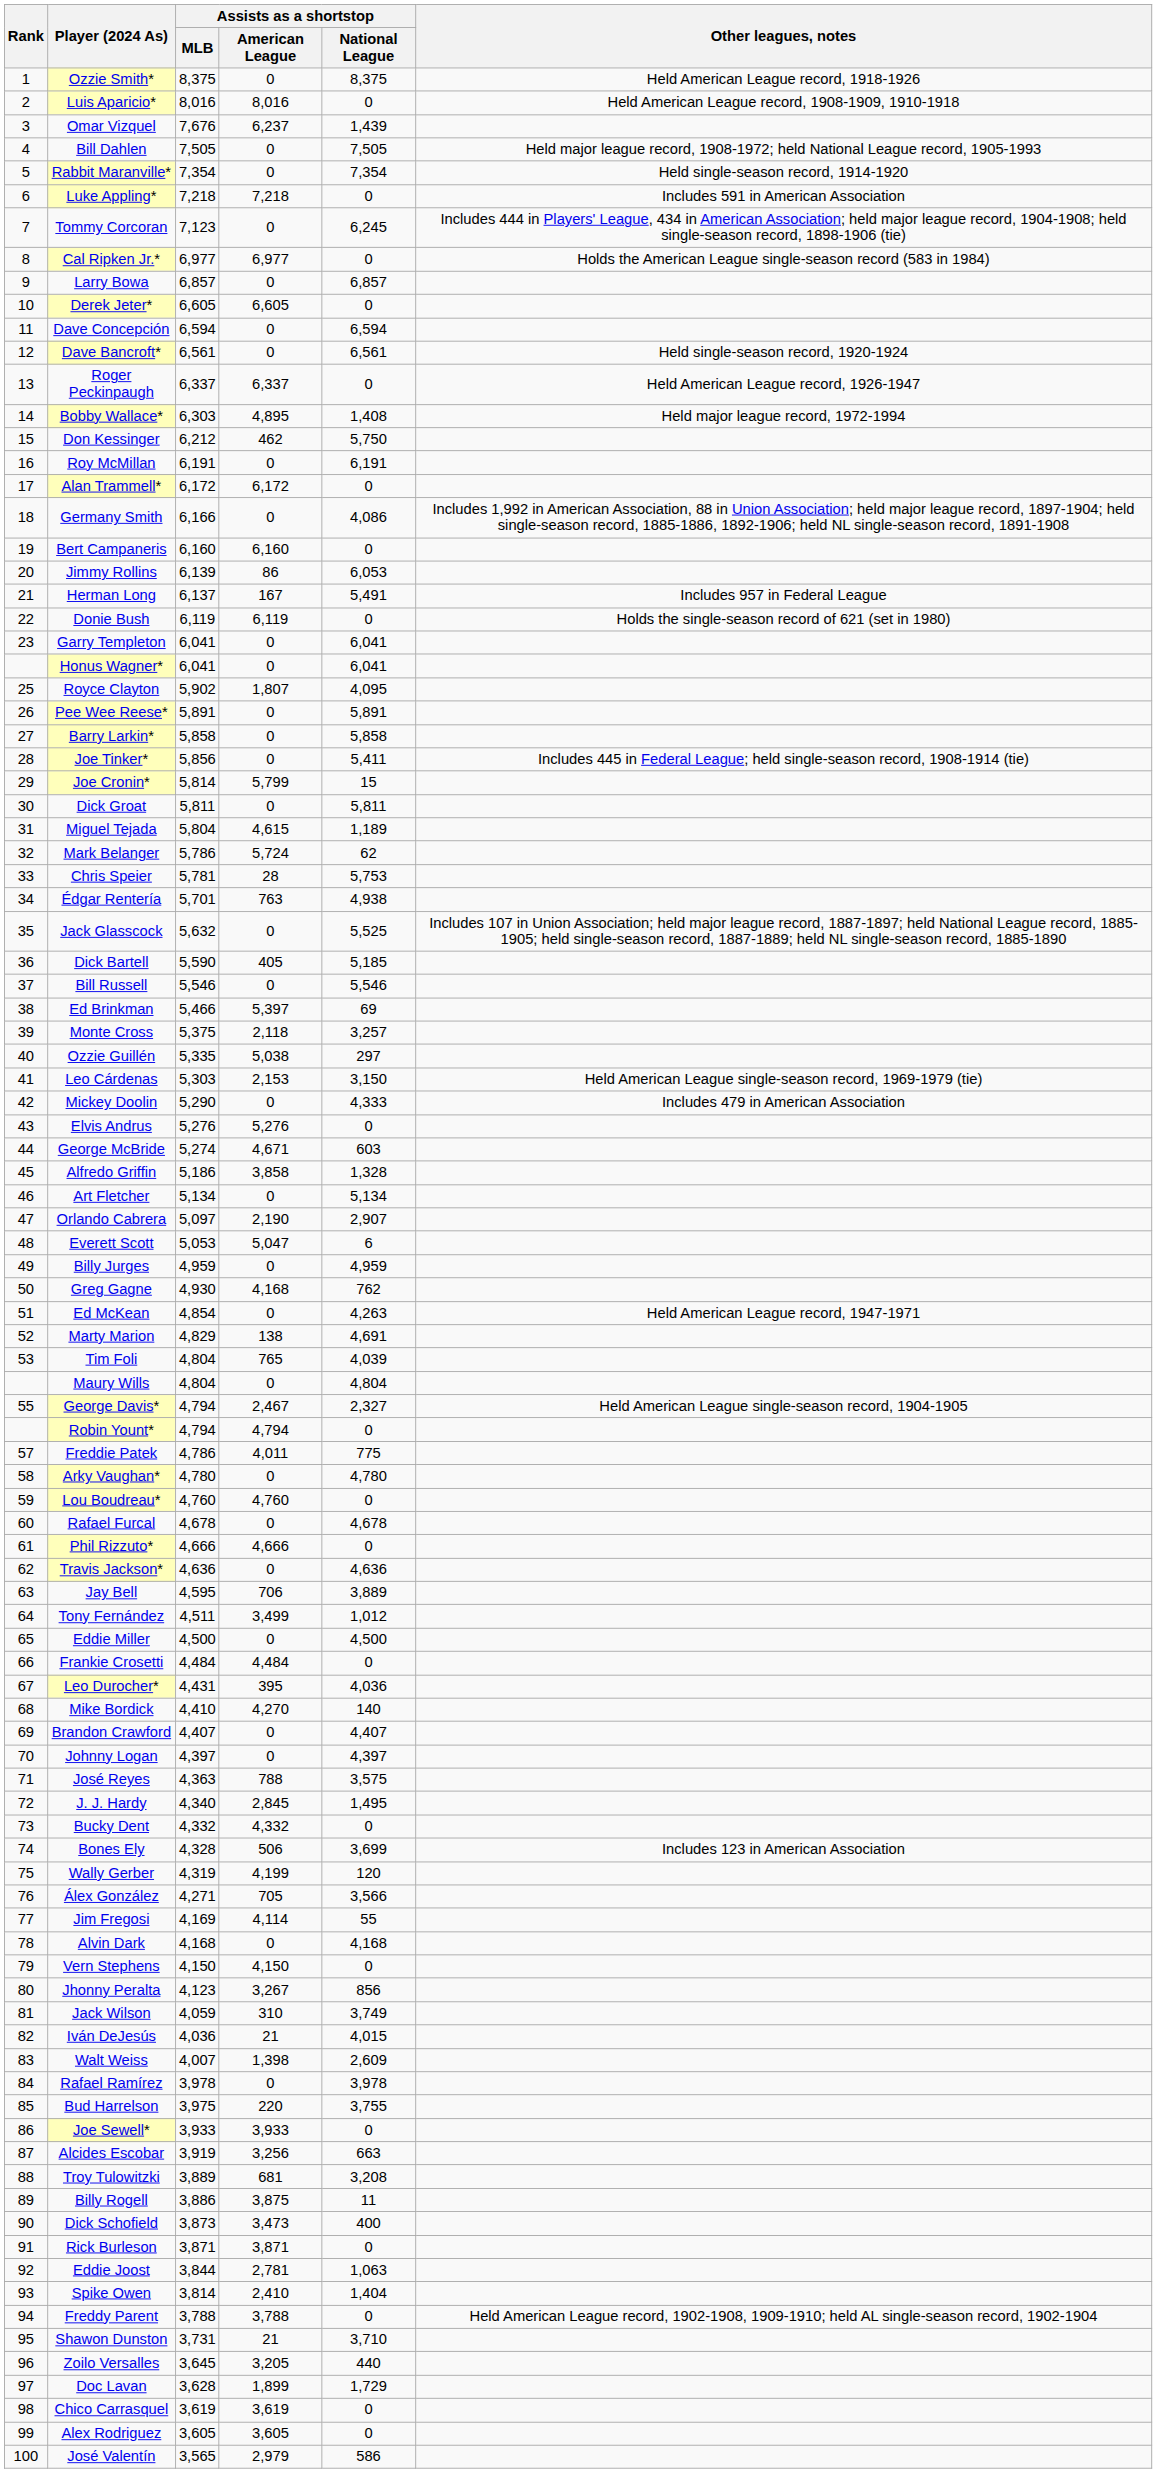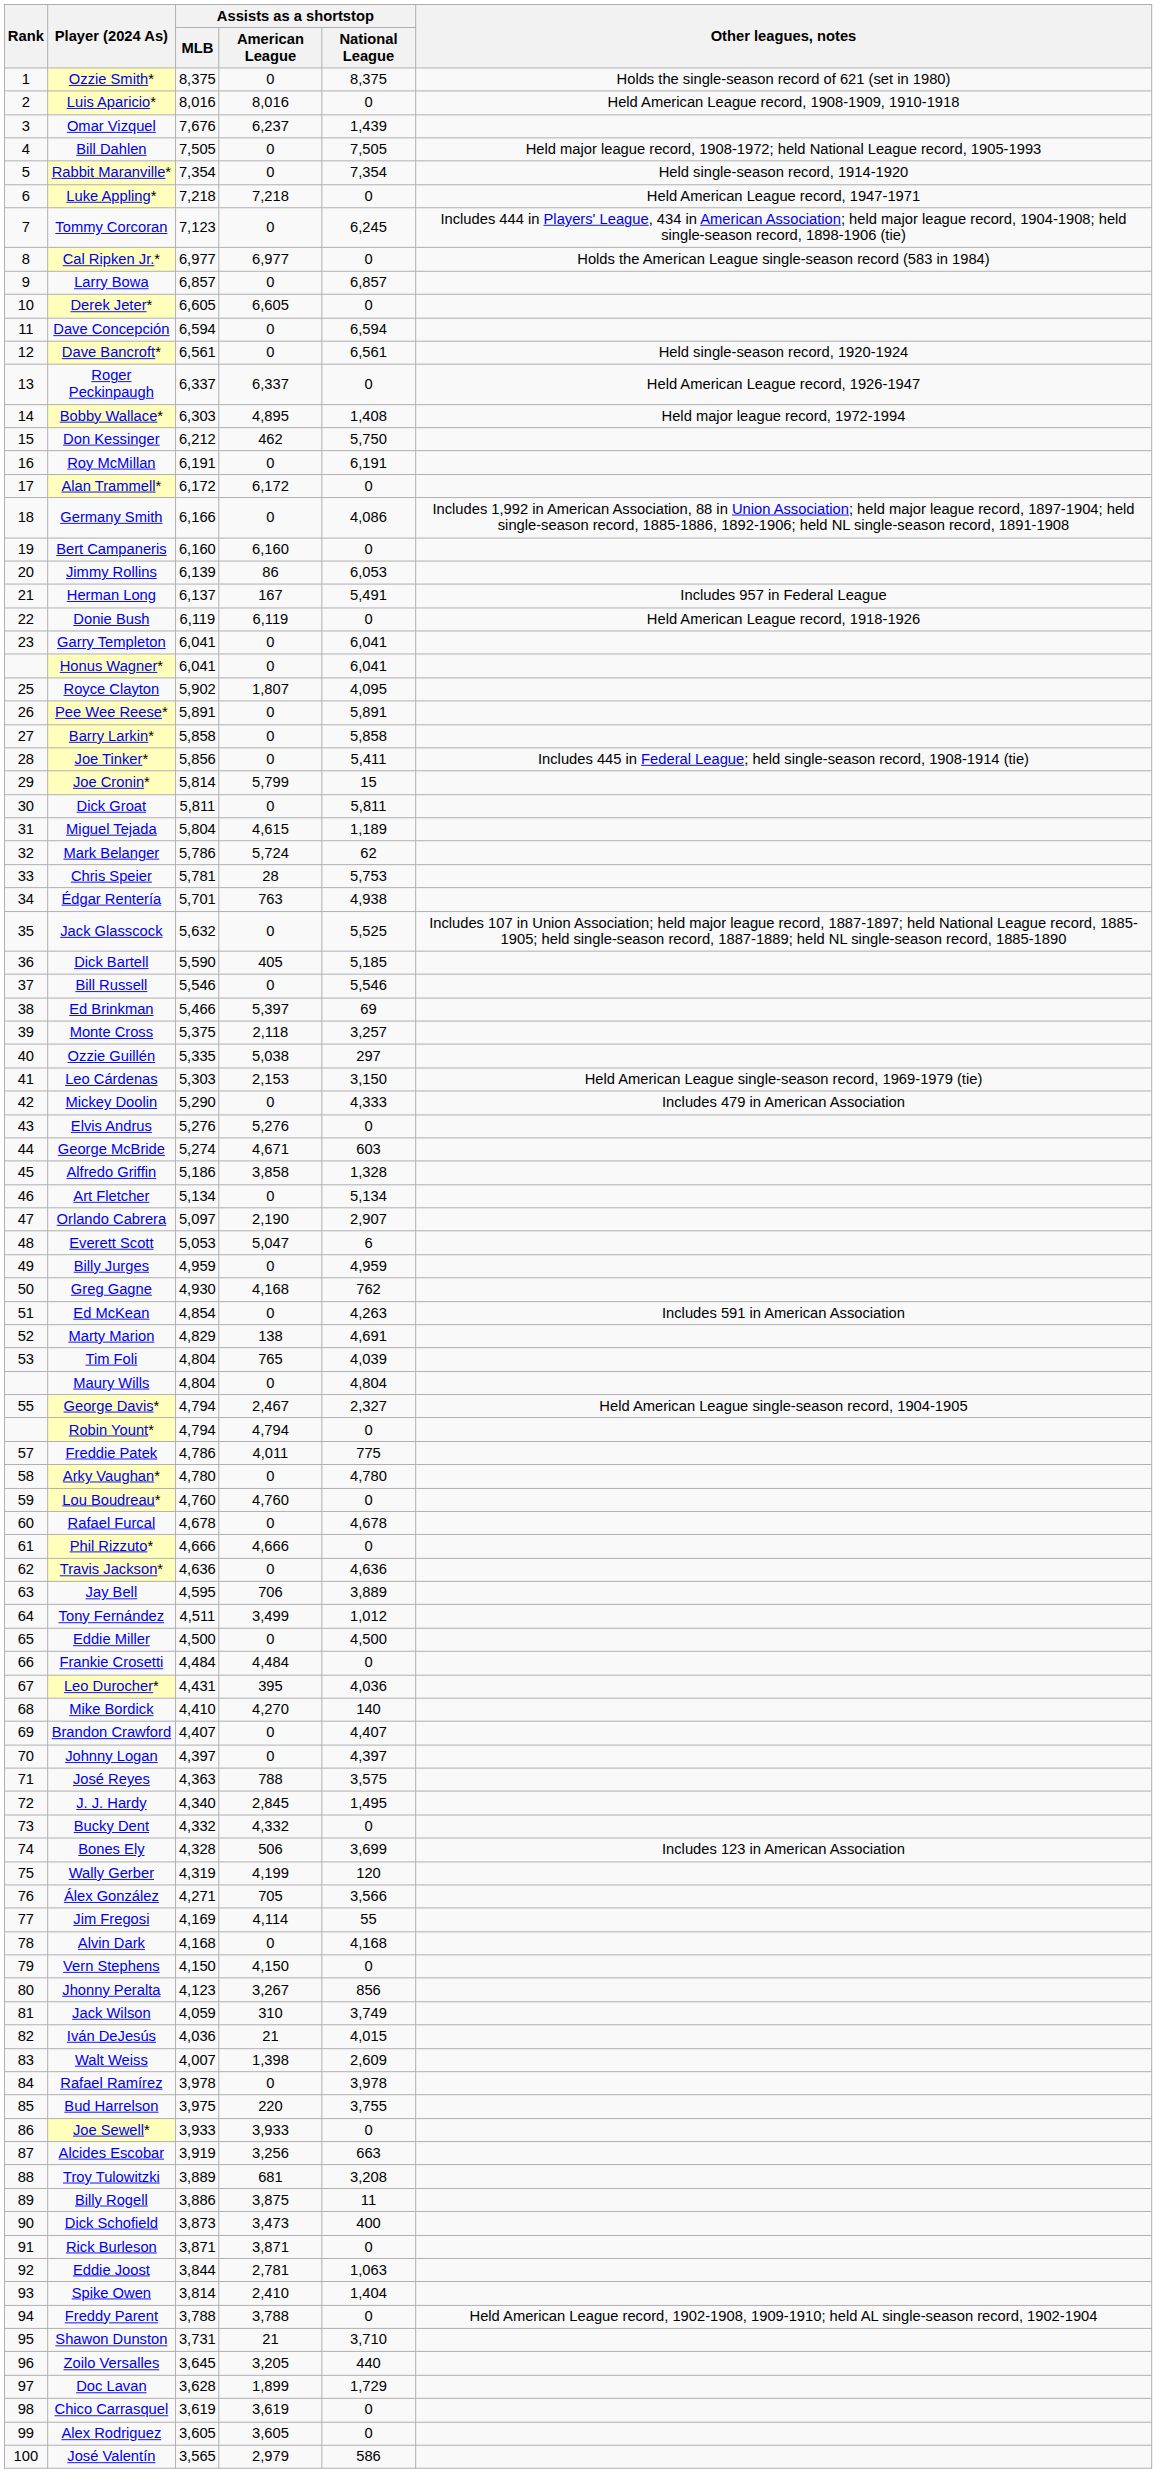(783, 79) Held American League record, 1918-1926 -> (783, 79) Holds the single-season record of 621 (set in 1980)
(783, 196) Includes 591 in American Association -> (783, 196) Held American League record, 1947-1971
(783, 619) Holds the single-season record of 621 (set in 1980) -> (783, 619) Held American League record, 1918-1926
(783, 1312) Held American League record, 1947-1971 -> (783, 1312) Includes 591 in American Association
